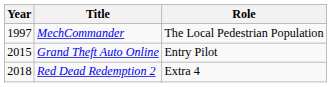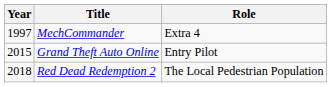(244, 33) The Local Pedestrian Population -> (182, 33) Extra 4
(182, 71) Extra 4 -> (244, 71) The Local Pedestrian Population
